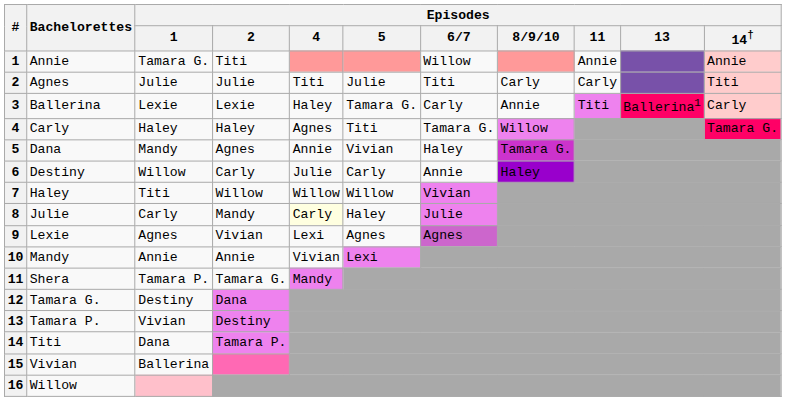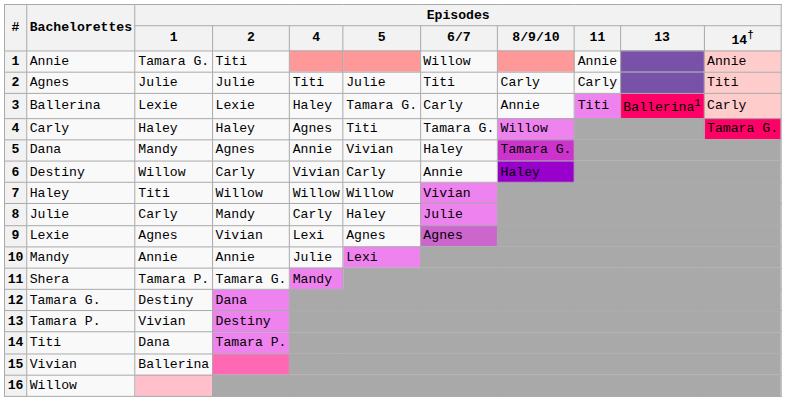(312, 172) Julie -> (316, 172) Vivian
(312, 215) lightyellow background -> (312, 215) no background
(316, 257) Vivian -> (312, 257) Julie
